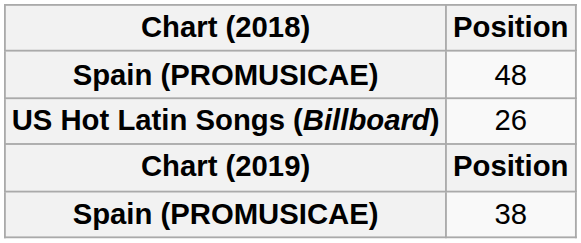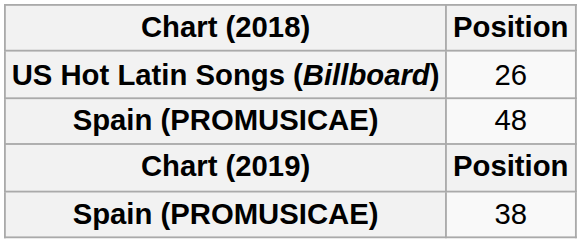rows swapped: (511, 74) <-> (511, 120)
